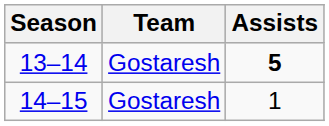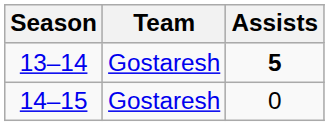(275, 100) 1 -> (275, 100) 0
